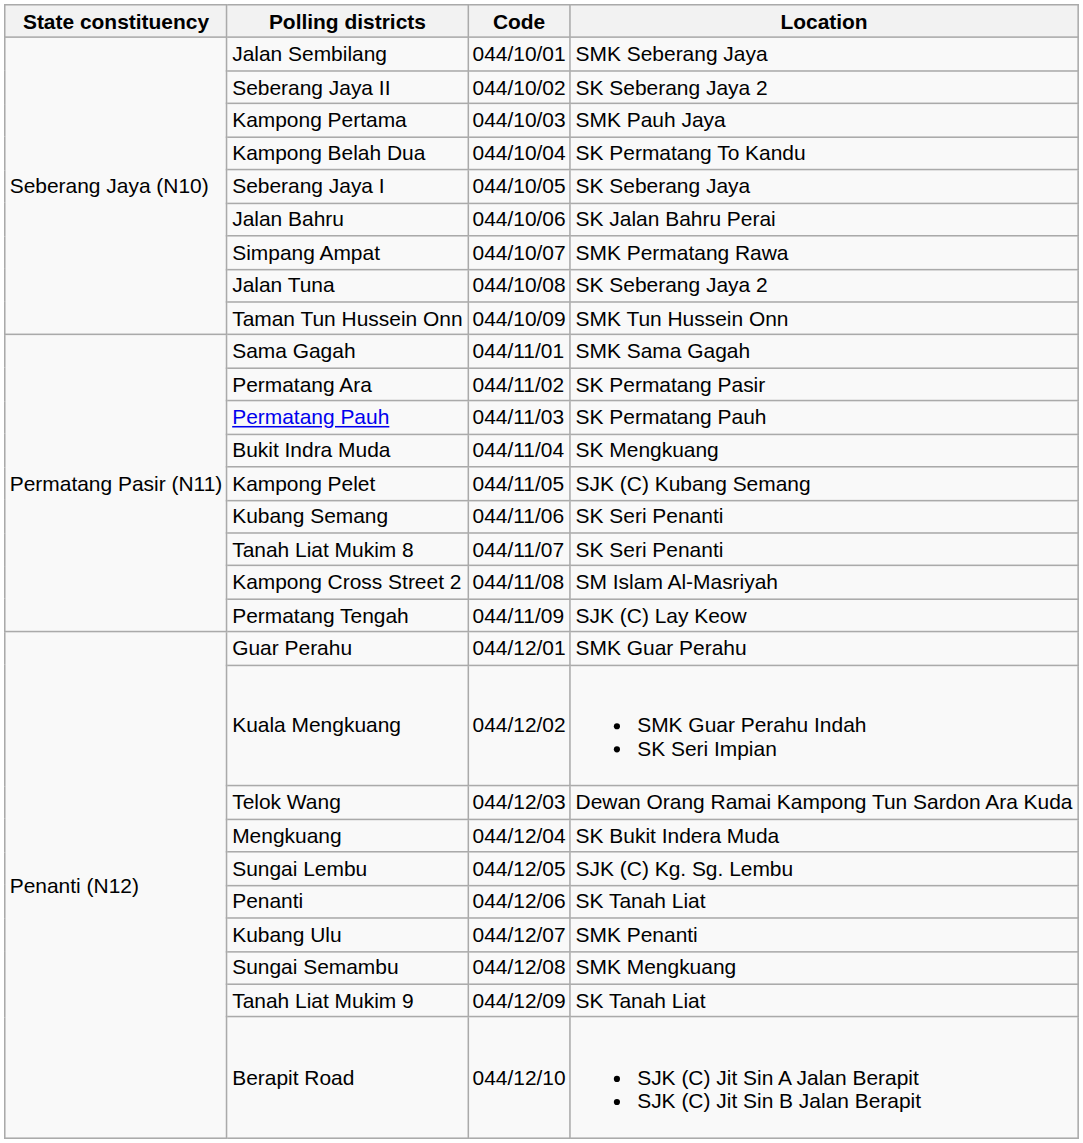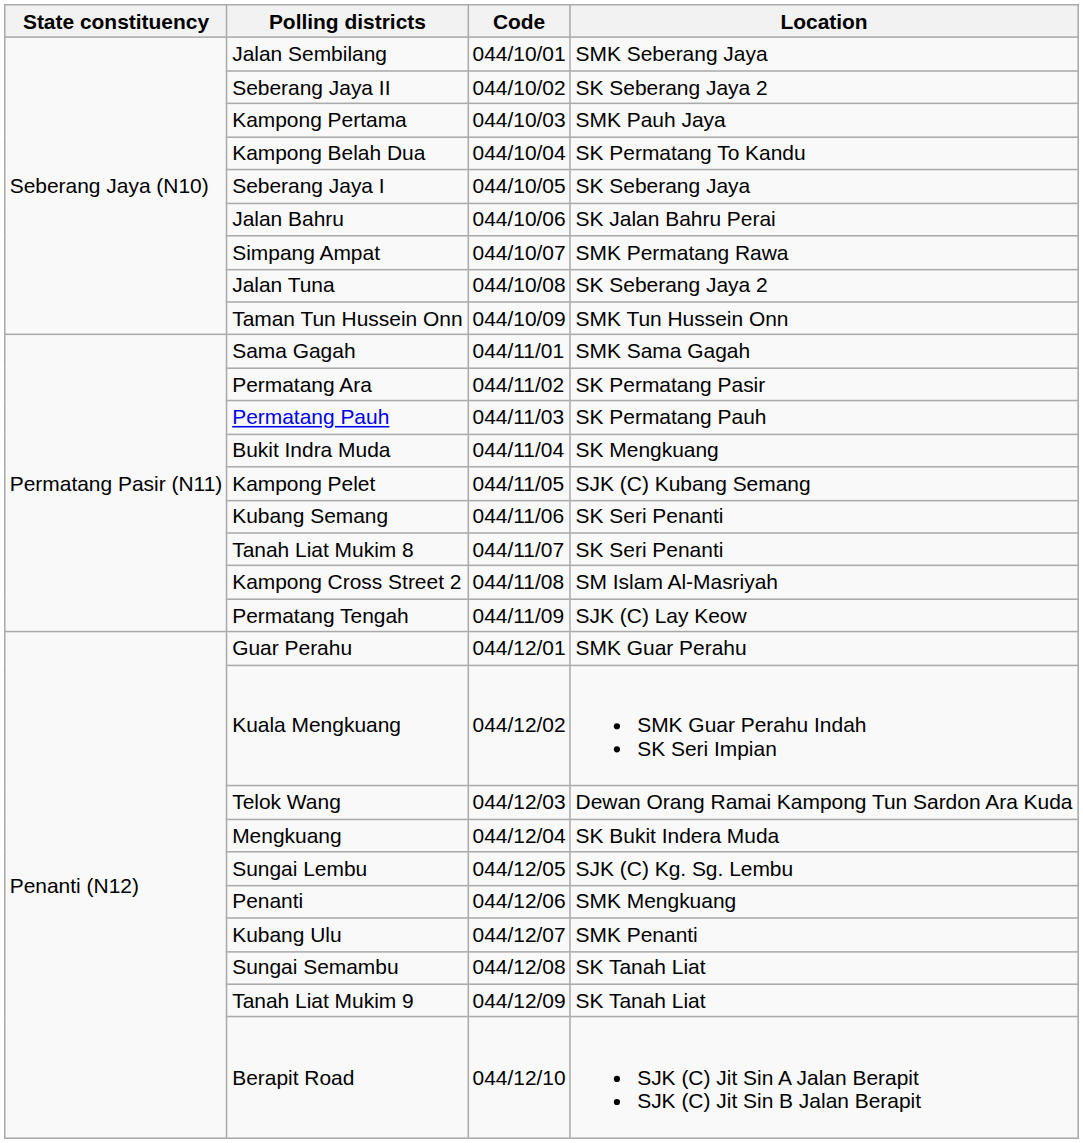(641, 901) SK Tanah Liat -> (656, 901) SMK Mengkuang
(656, 967) SMK Mengkuang -> (641, 967) SK Tanah Liat
